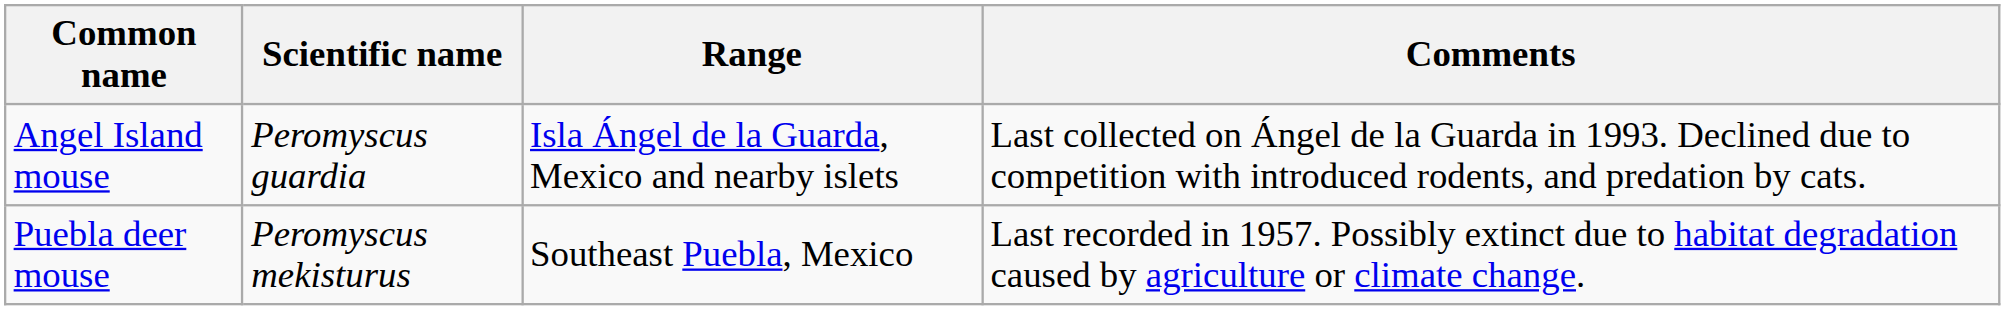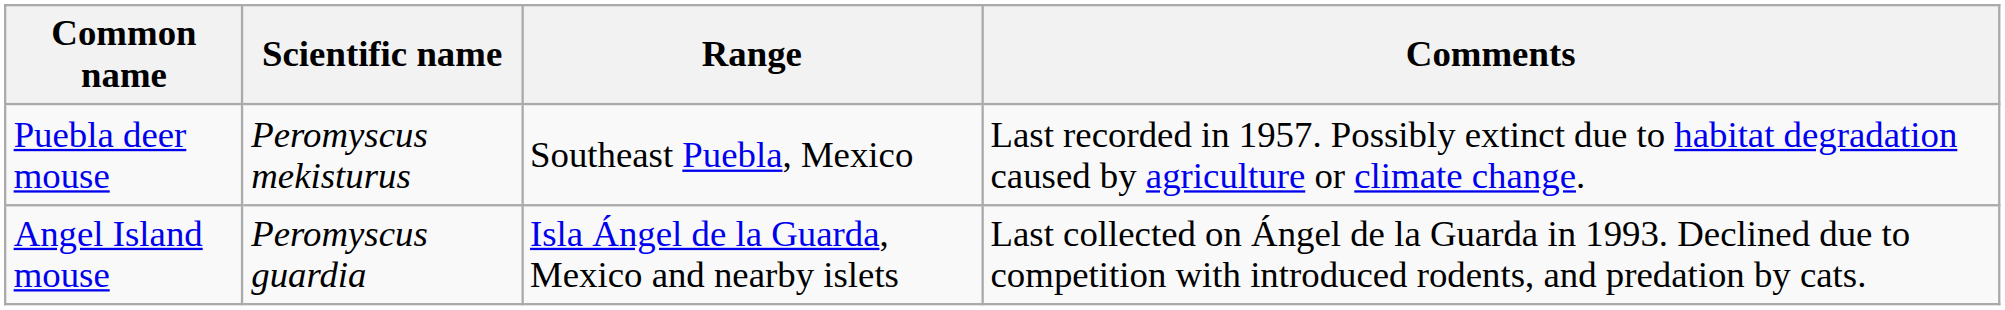rows swapped: (108, 154) <-> (100, 253)
